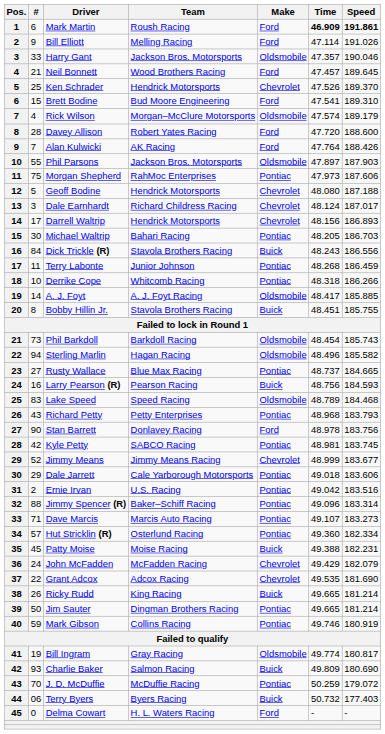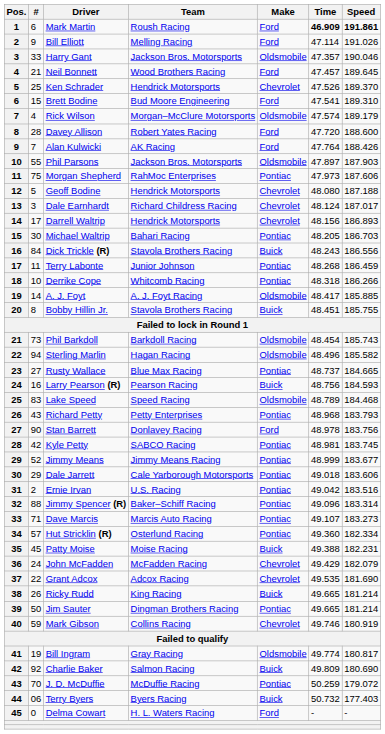(280, 460) Chevrolet -> (275, 460) Pontiac
(275, 624) Pontiac -> (280, 624) Chevrolet
(36, 668) 93 -> (36, 668) 92
